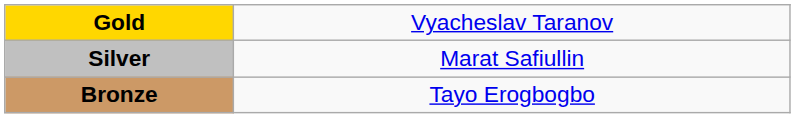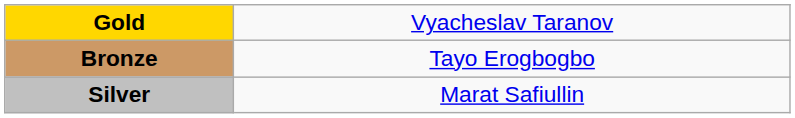rows swapped: (119, 58) <-> (119, 94)
